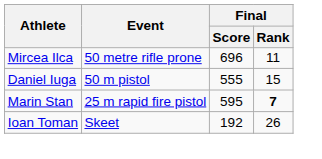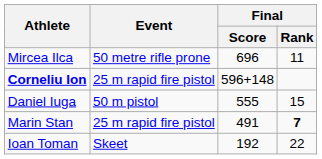+ row: (47, 80)
(231, 101) 595 -> (248, 122) 491
(273, 122) 26 -> (297, 144) 22
